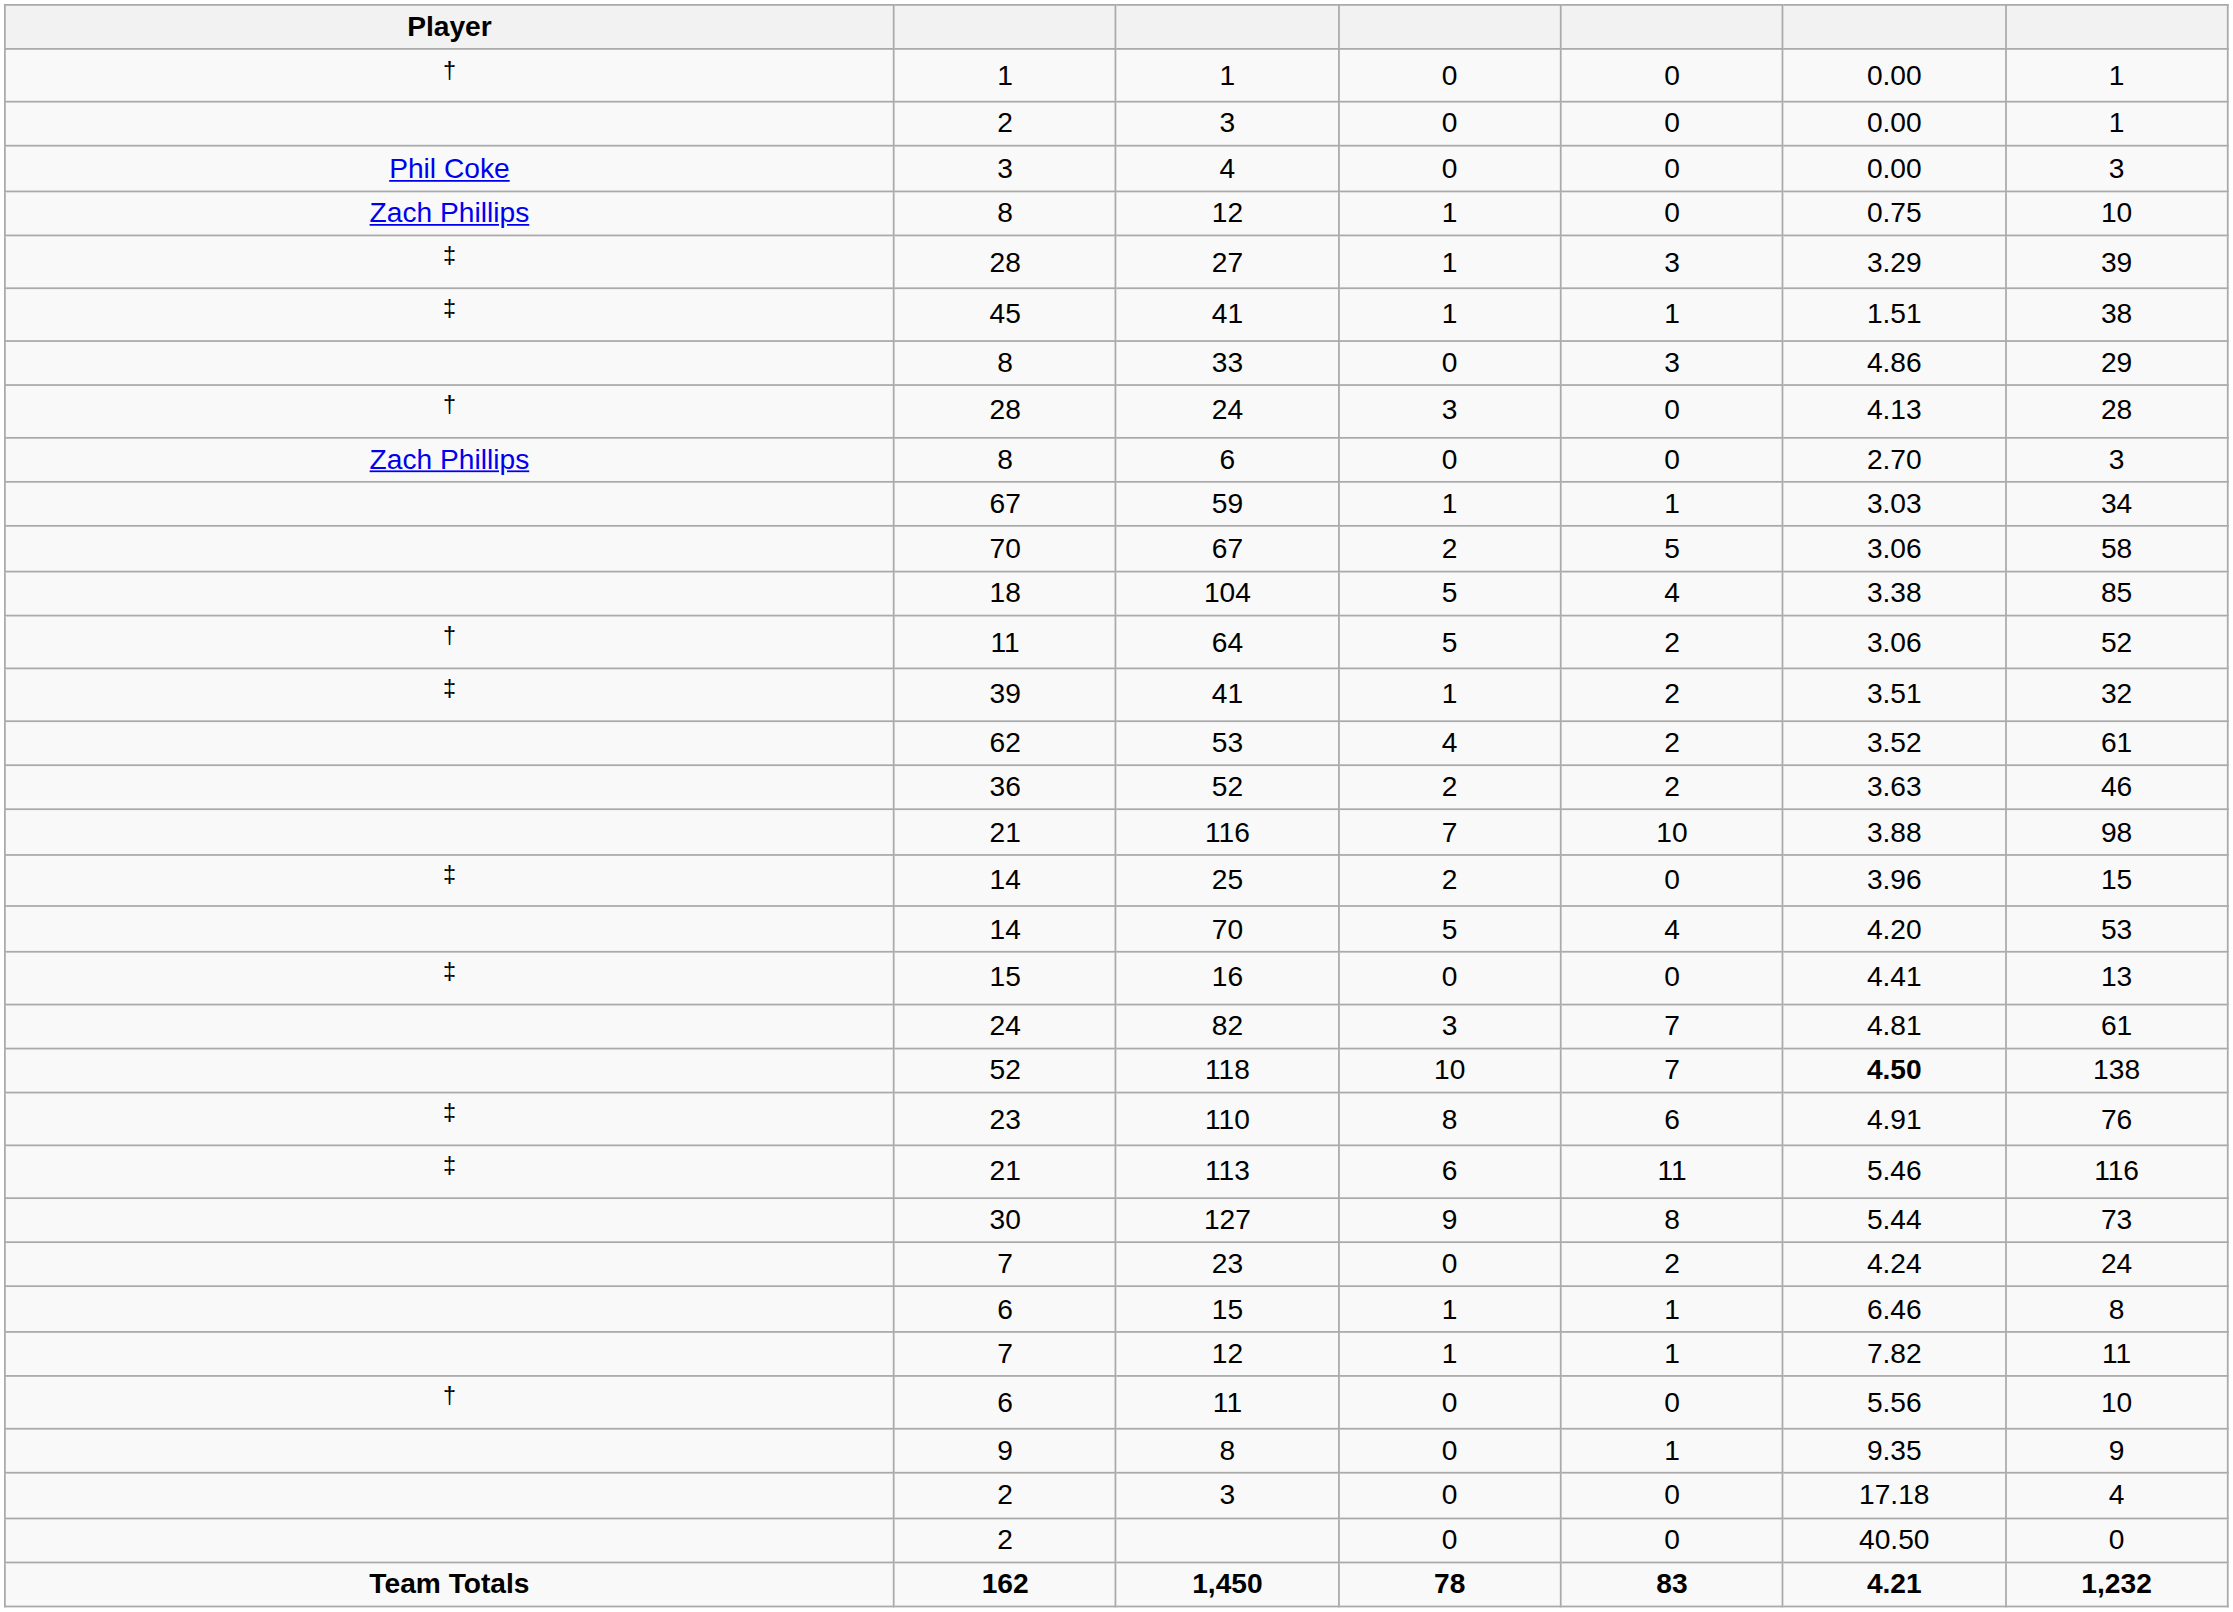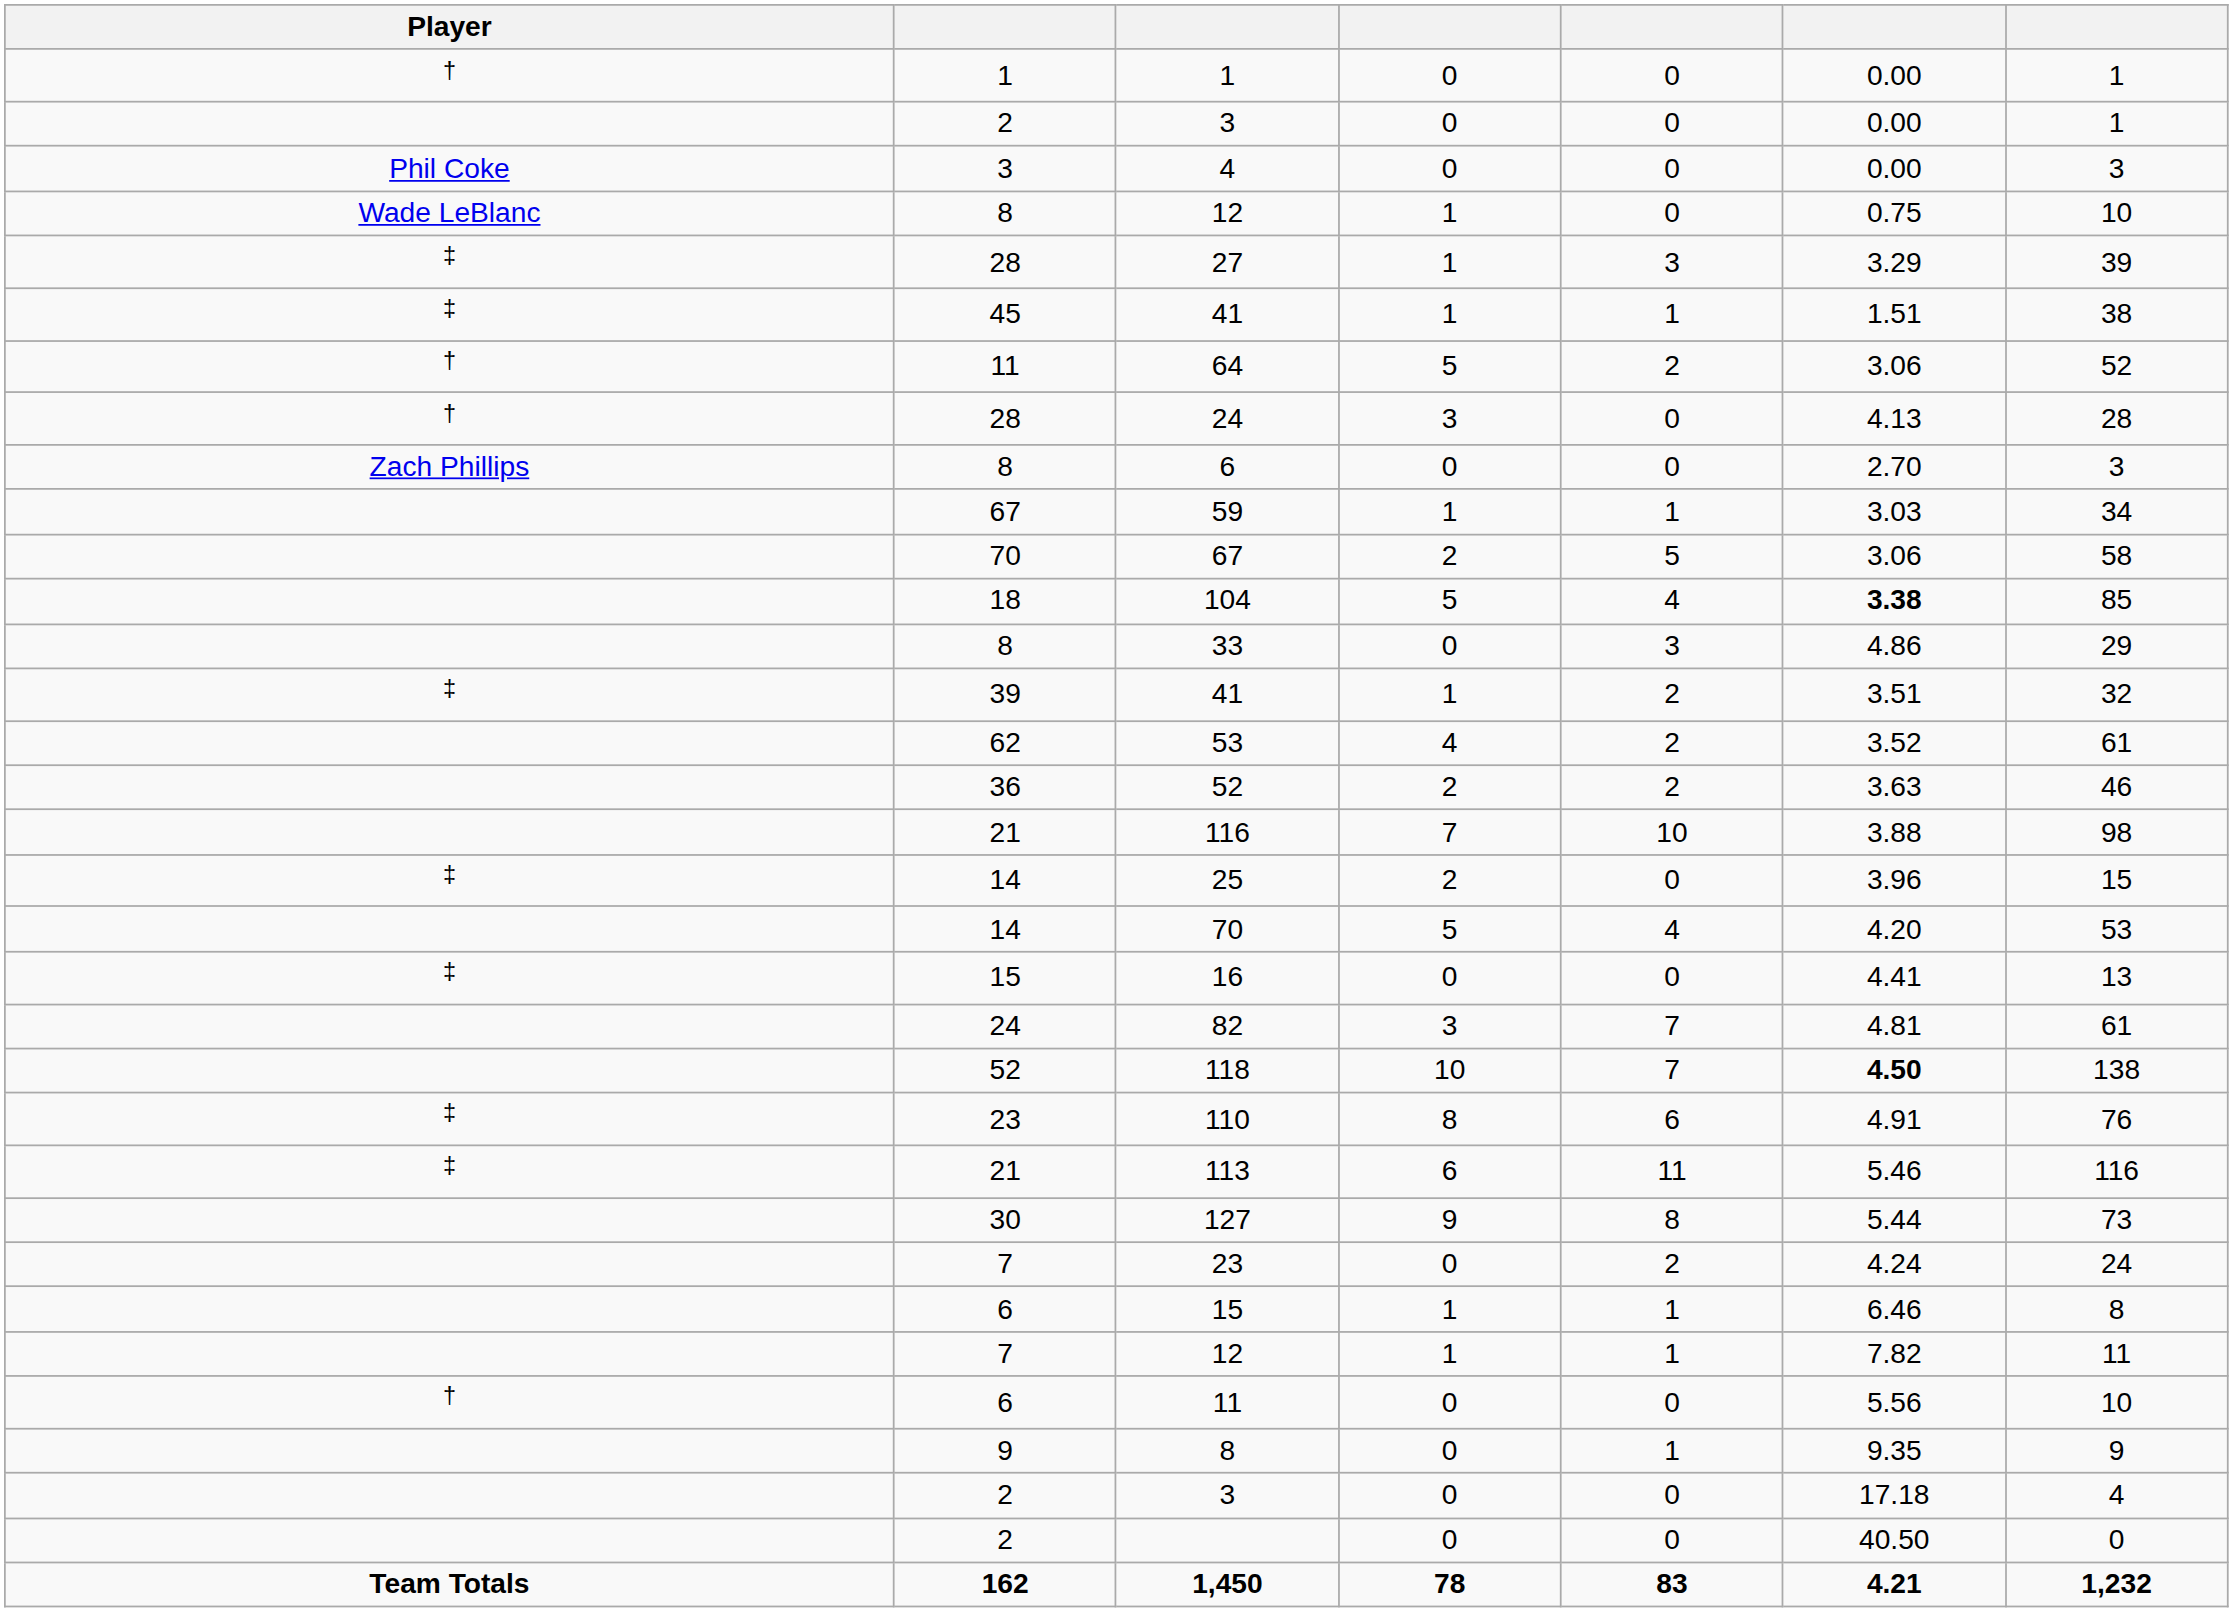(449, 213) Zach Phillips -> (449, 213) Wade LeBlanc
rows swapped: (1005, 641) <-> (1005, 362)
(1894, 593) normal -> (1894, 600) bold
